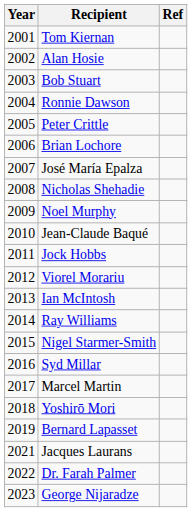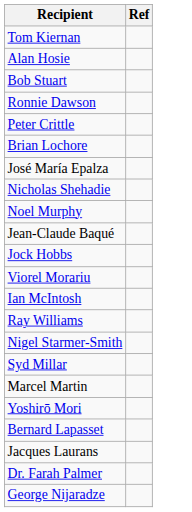- column: (21, 15)
